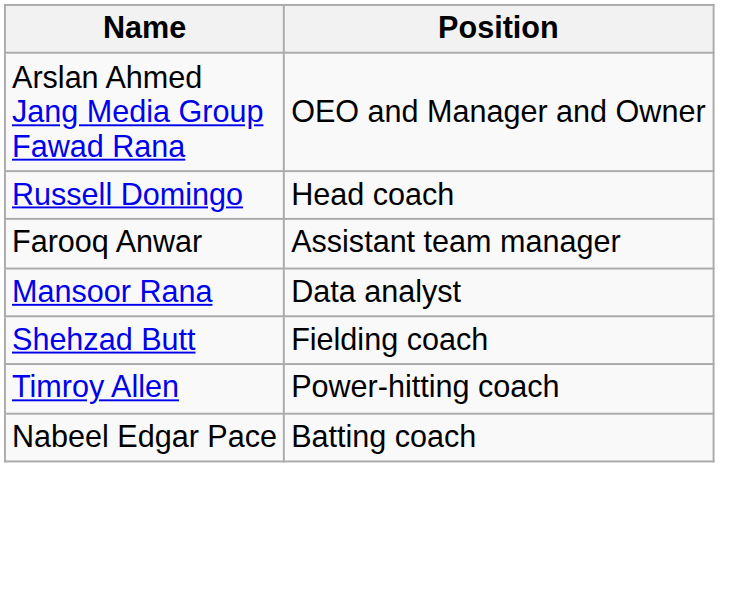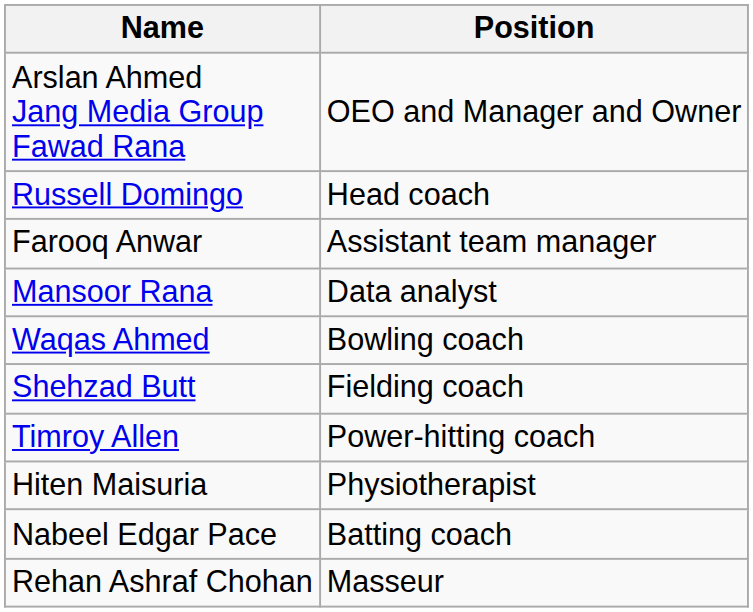+ row: (111, 339)
+ row: (110, 485)
+ row: (162, 582)
